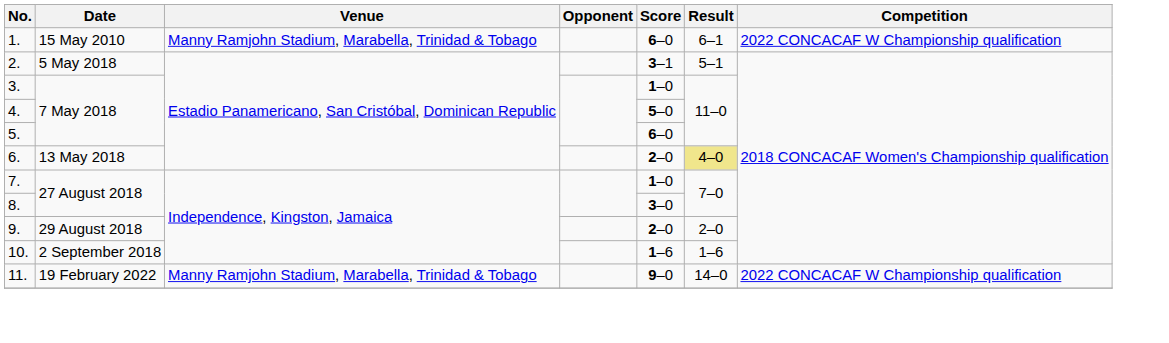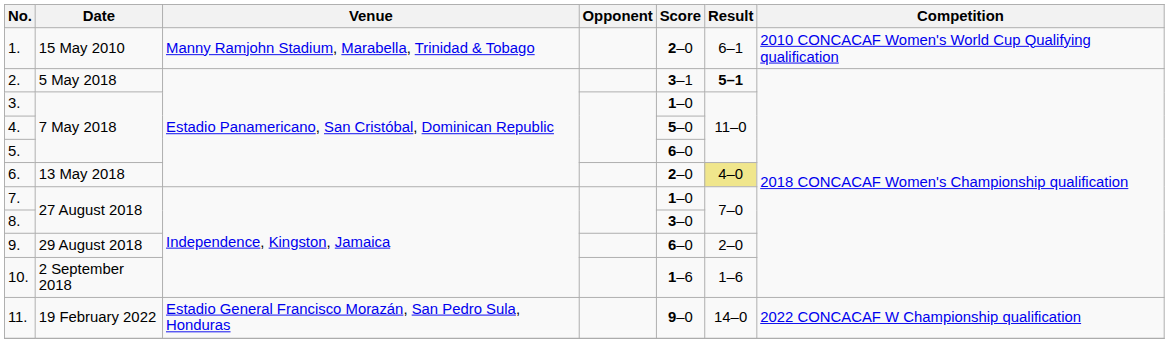(661, 39) 6–0 -> (680, 48) 2–0
(901, 39) 2022 CONCACAF W Championship qualification -> (926, 48) 2010 CONCACAF Women's World Cup Qualifying qualification
(711, 63) normal -> (731, 80) bold
(661, 228) 2–0 -> (680, 245) 6–0
(352, 275) Manny Ramjohn Stadium, Marabella, Trinidad & Tobago -> (343, 317) Estadio General Francisco Morazán, San Pedro Sula, Honduras
